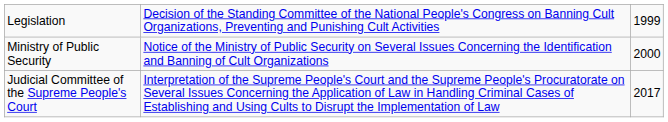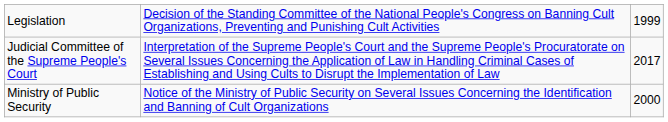rows swapped: (53, 53) <-> (67, 93)
